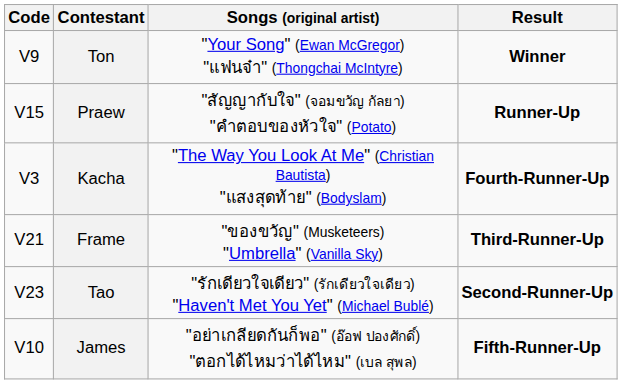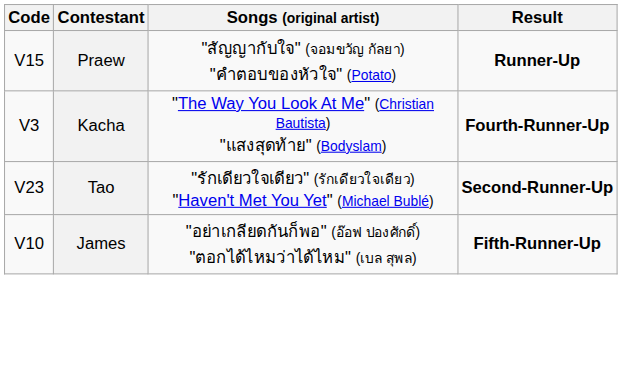- row: (101, 57)
- row: (101, 240)
